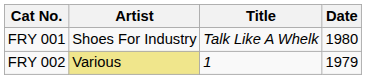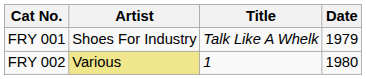(342, 39) 1980 -> (342, 39) 1979
(342, 62) 1979 -> (342, 62) 1980
